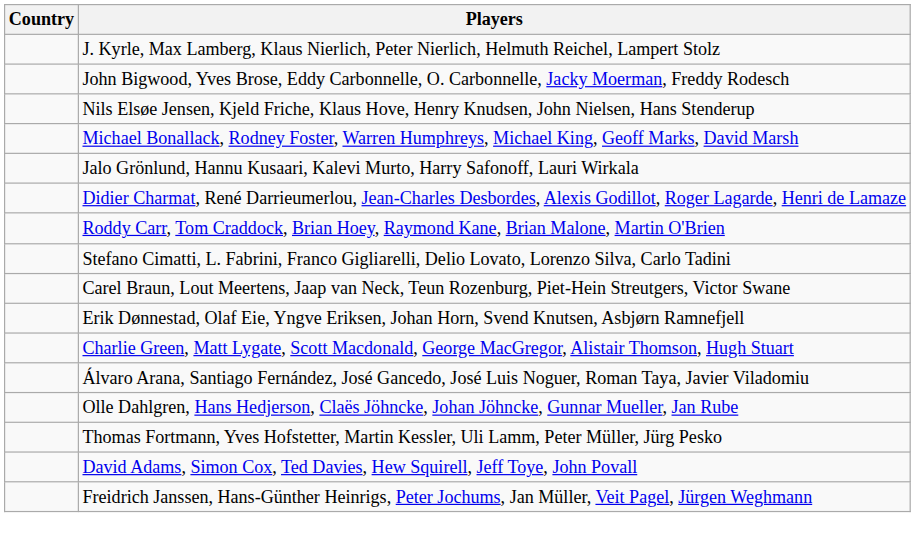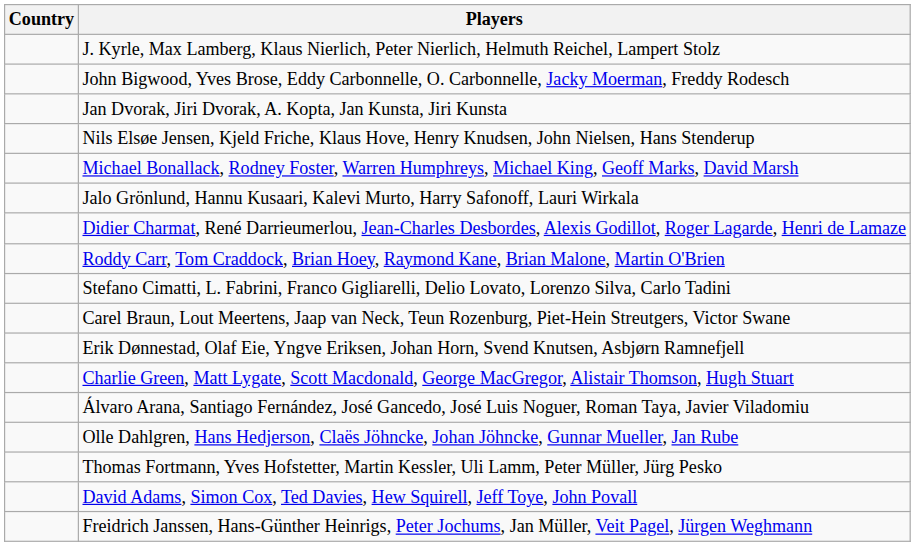+ row: (295, 109)
